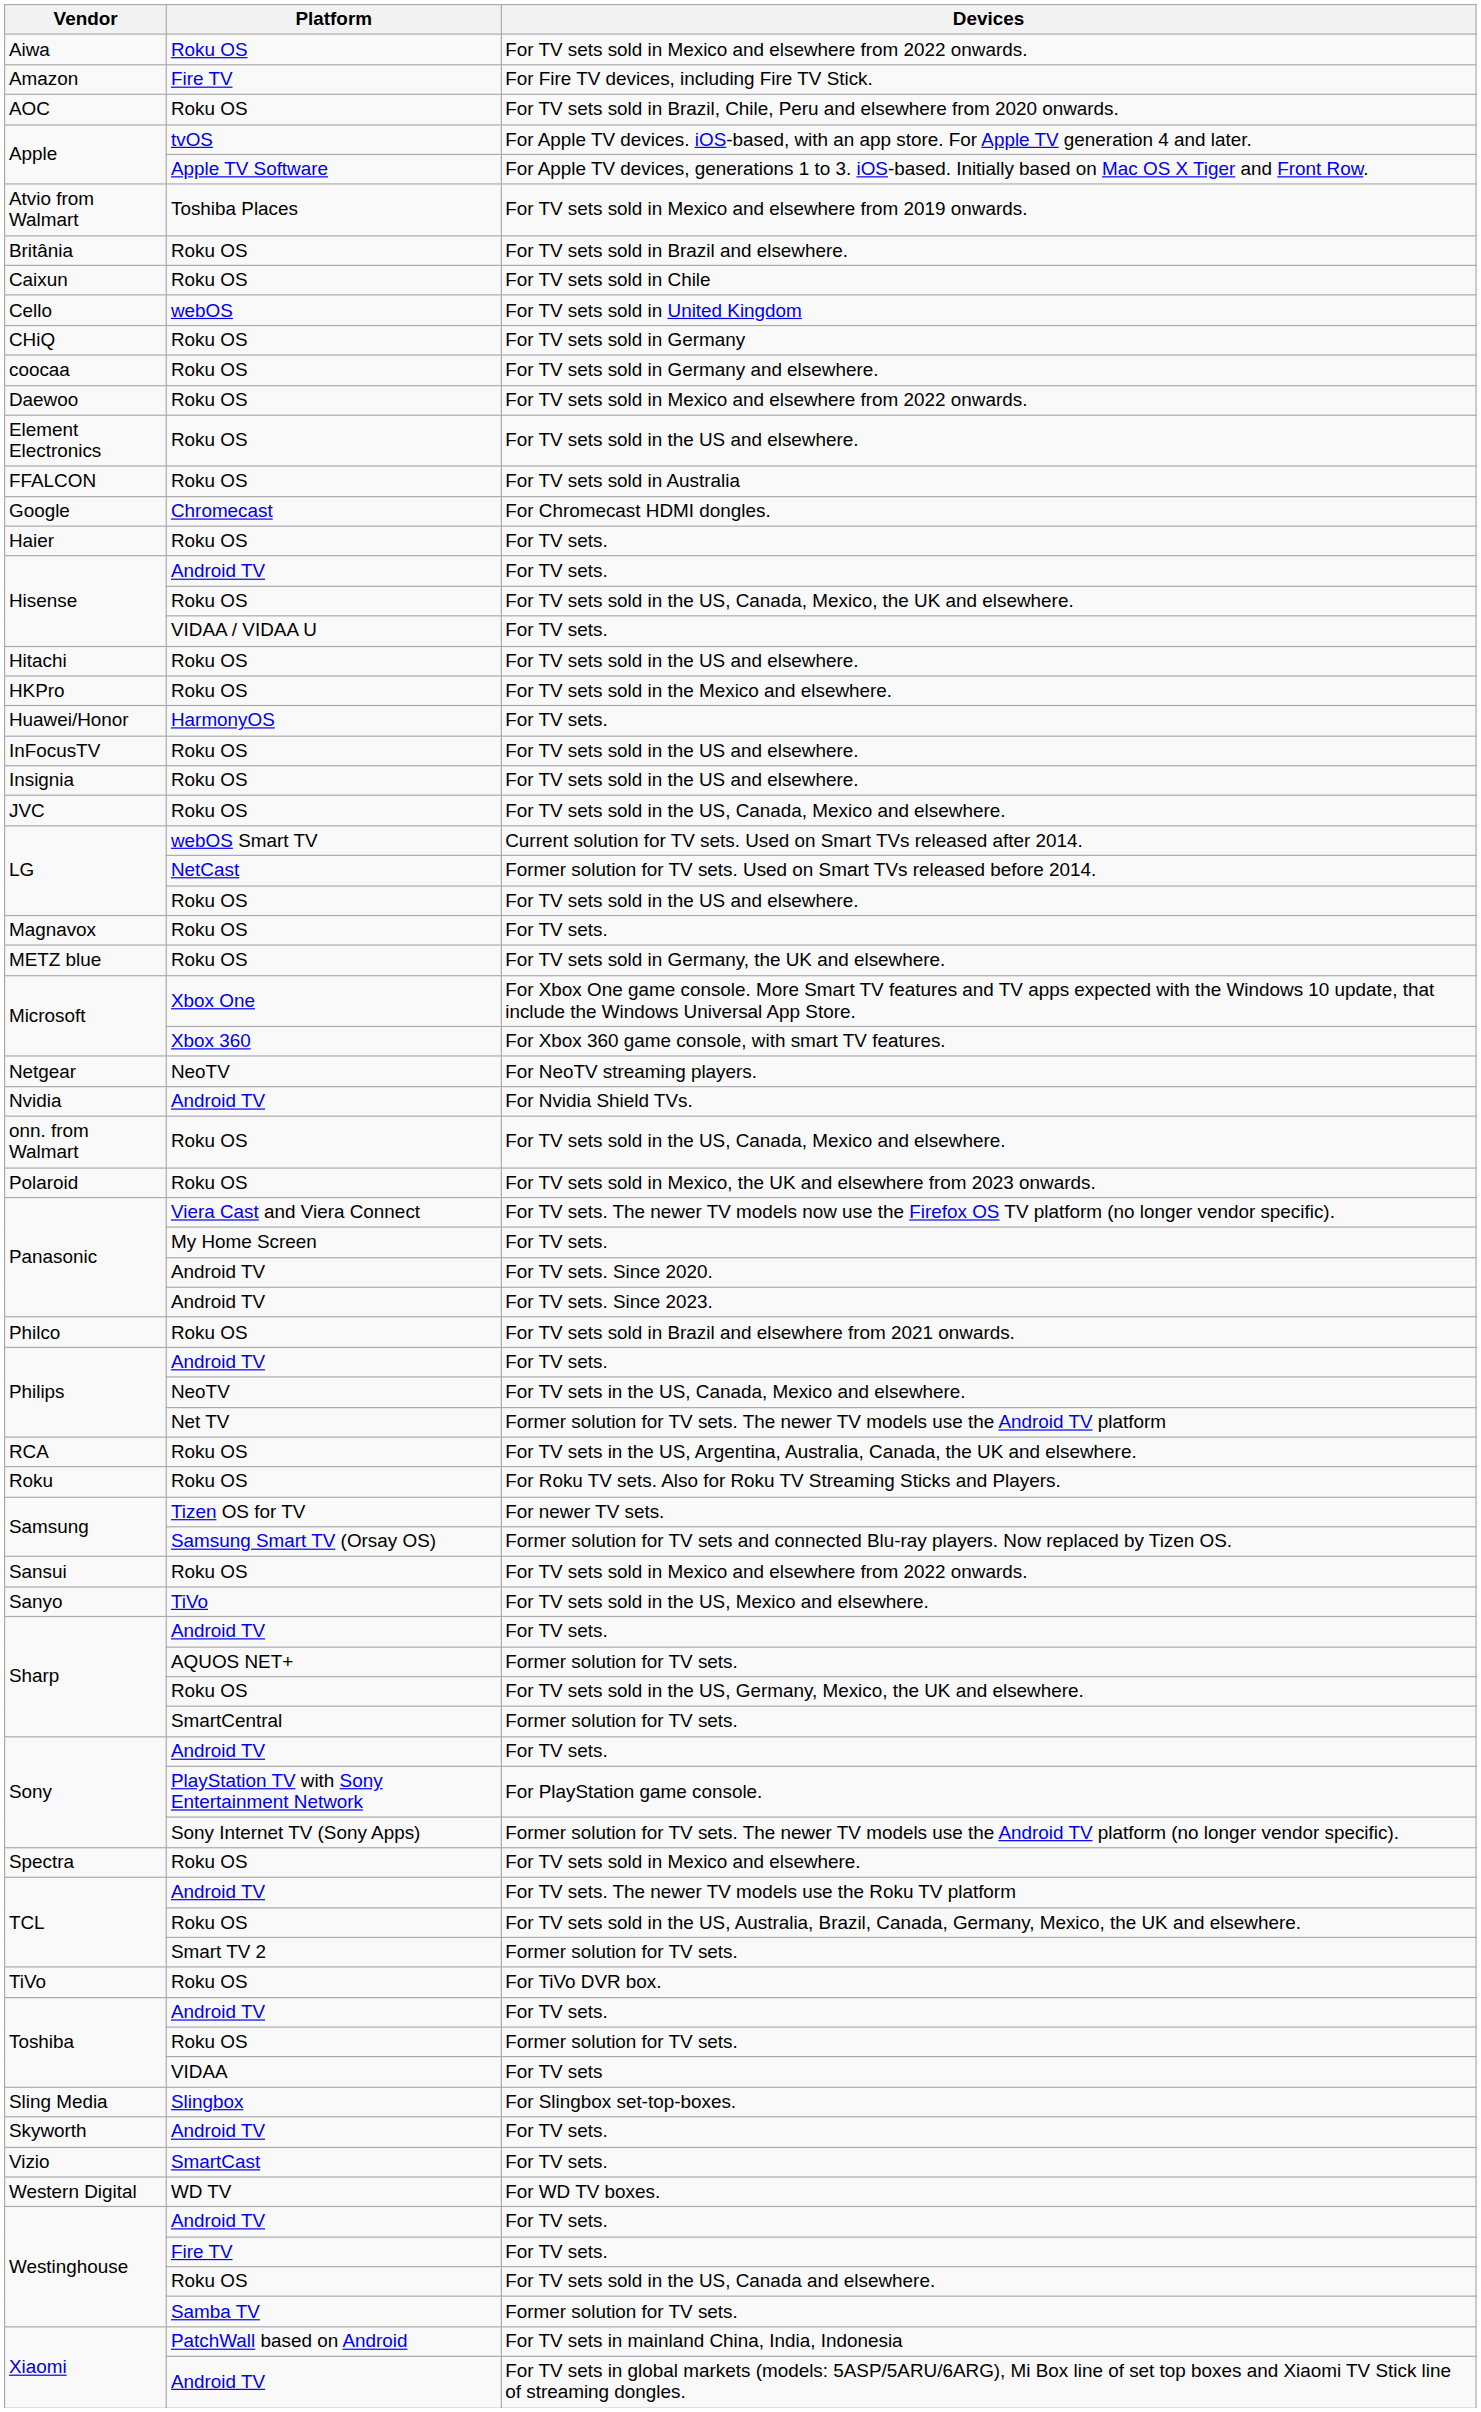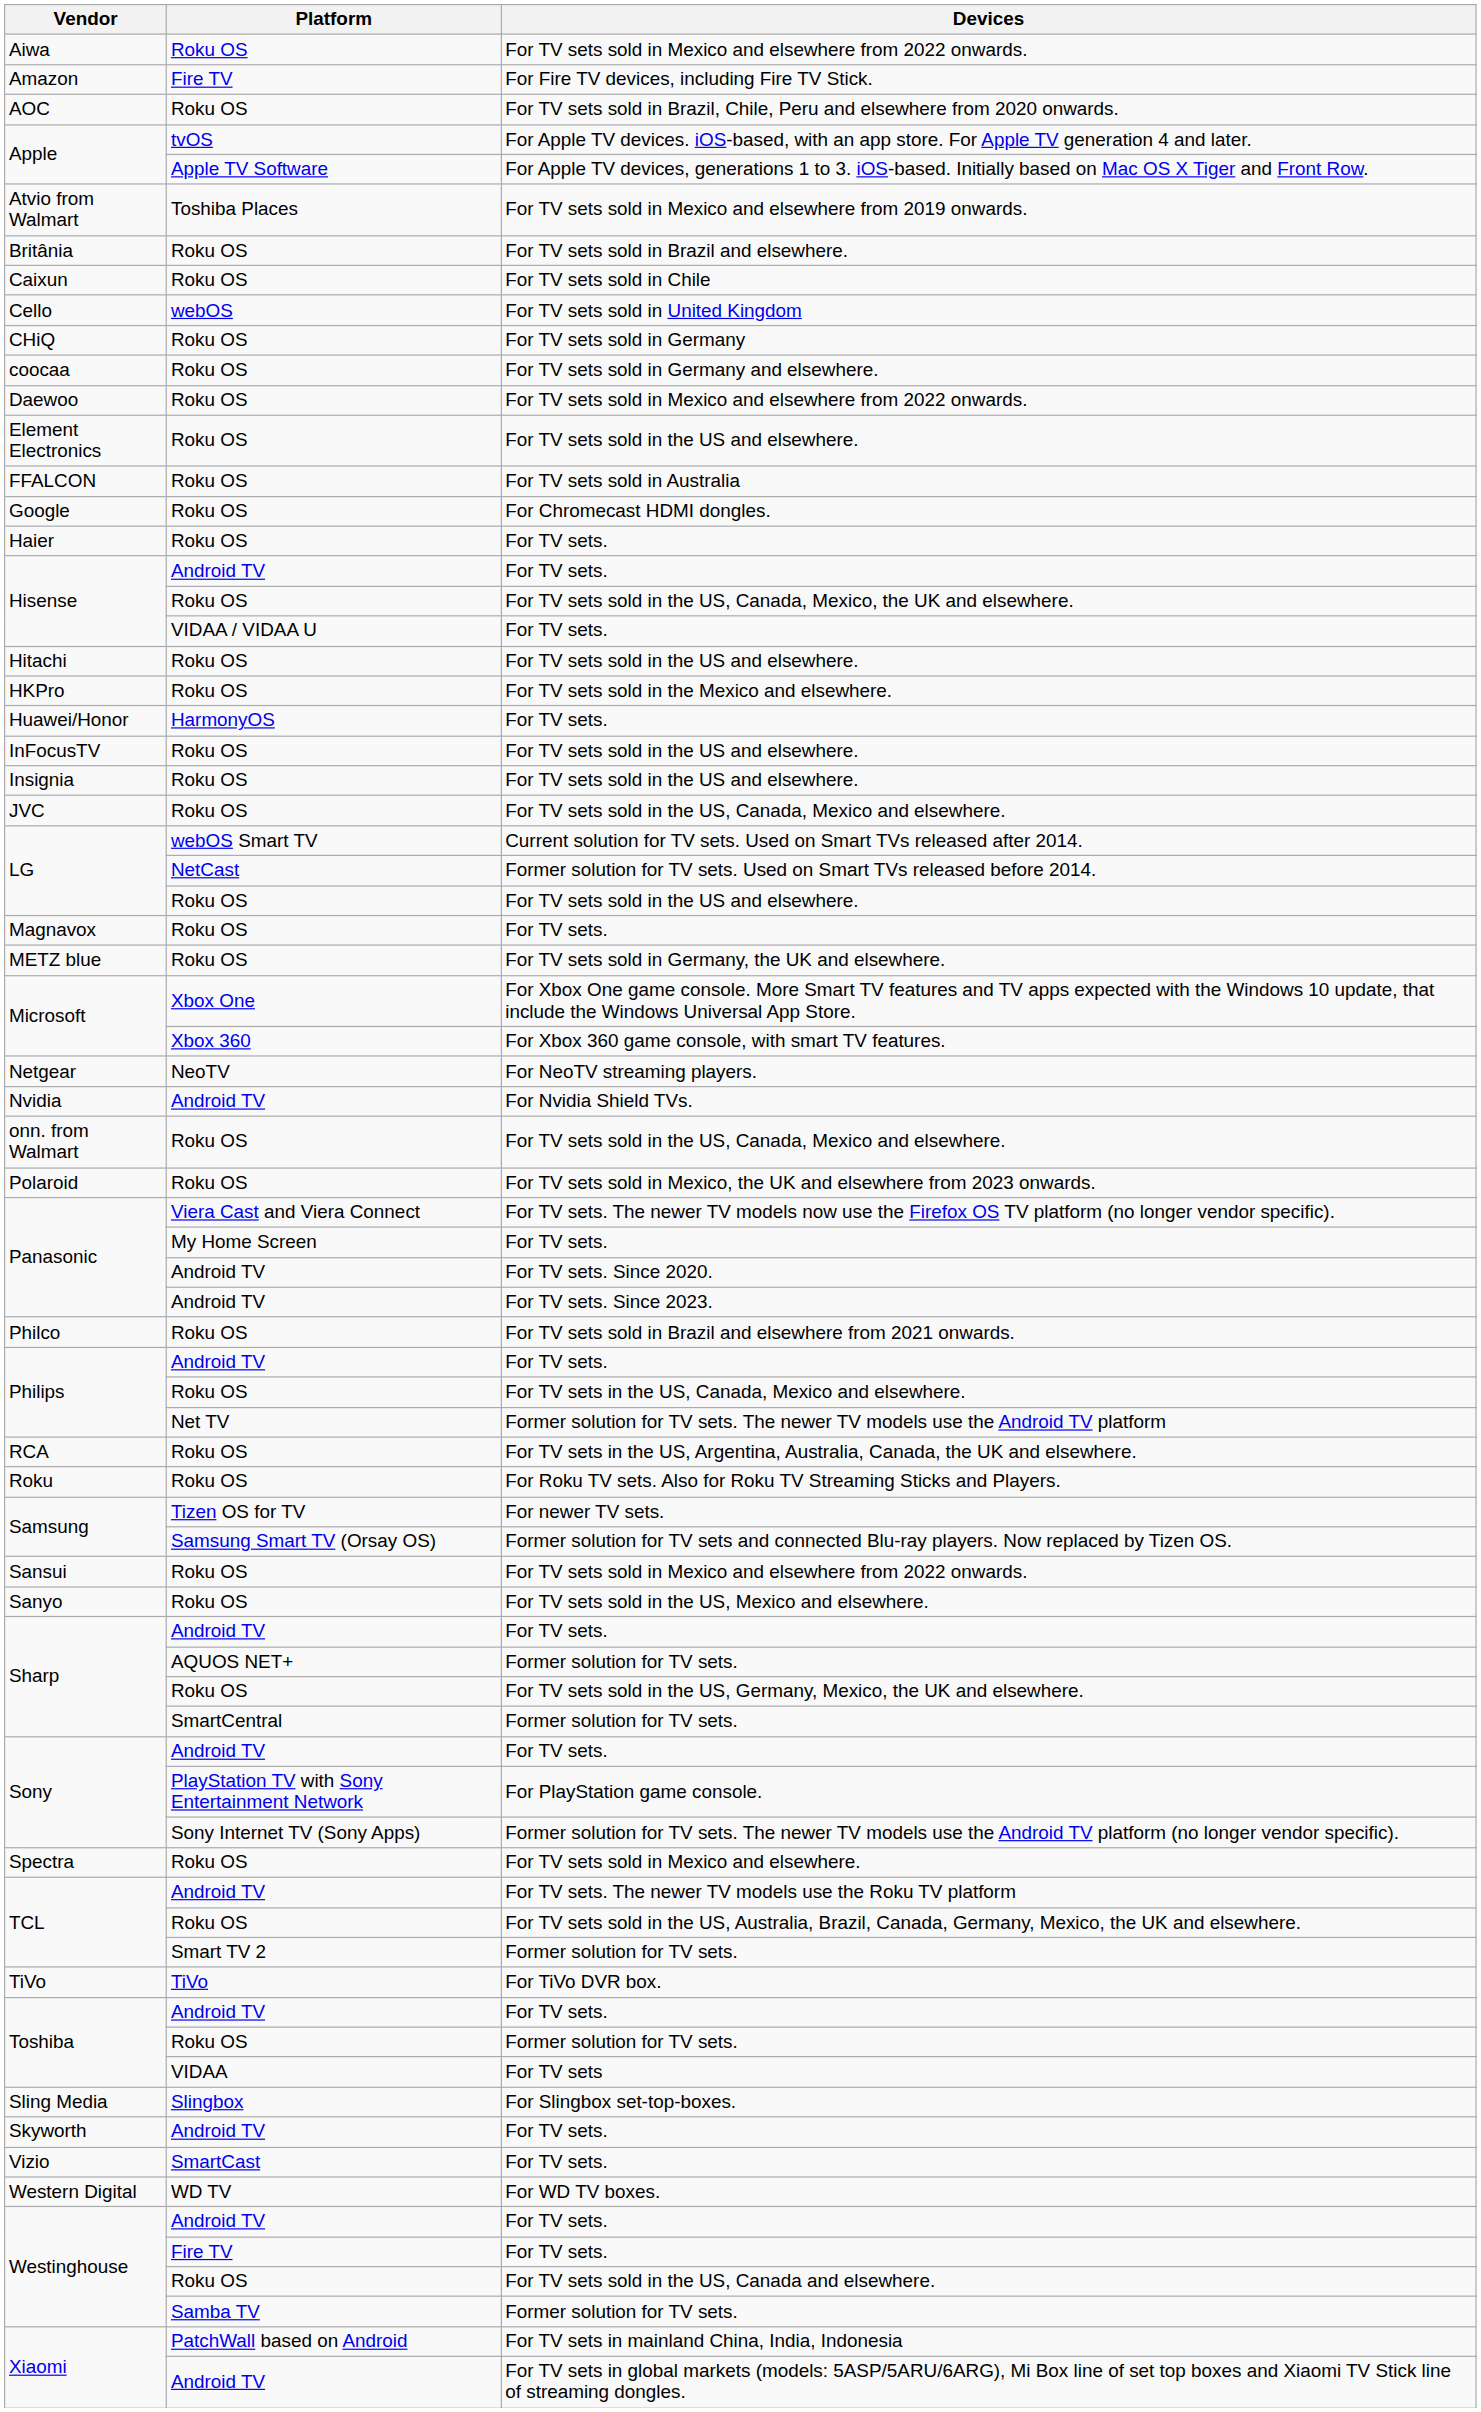(222, 511) Chromecast -> (209, 511) Roku OS
(200, 1391) NeoTV -> (209, 1391) Roku OS
(190, 1601) TiVo -> (209, 1601) Roku OS
(209, 1982) Roku OS -> (190, 1982) TiVo
